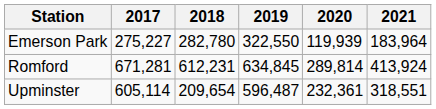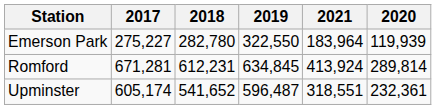columns swapped: (335, 16) <-> (399, 16)
(142, 91) 605,114 -> (143, 91) 605,174
(207, 91) 209,654 -> (207, 91) 541,652
